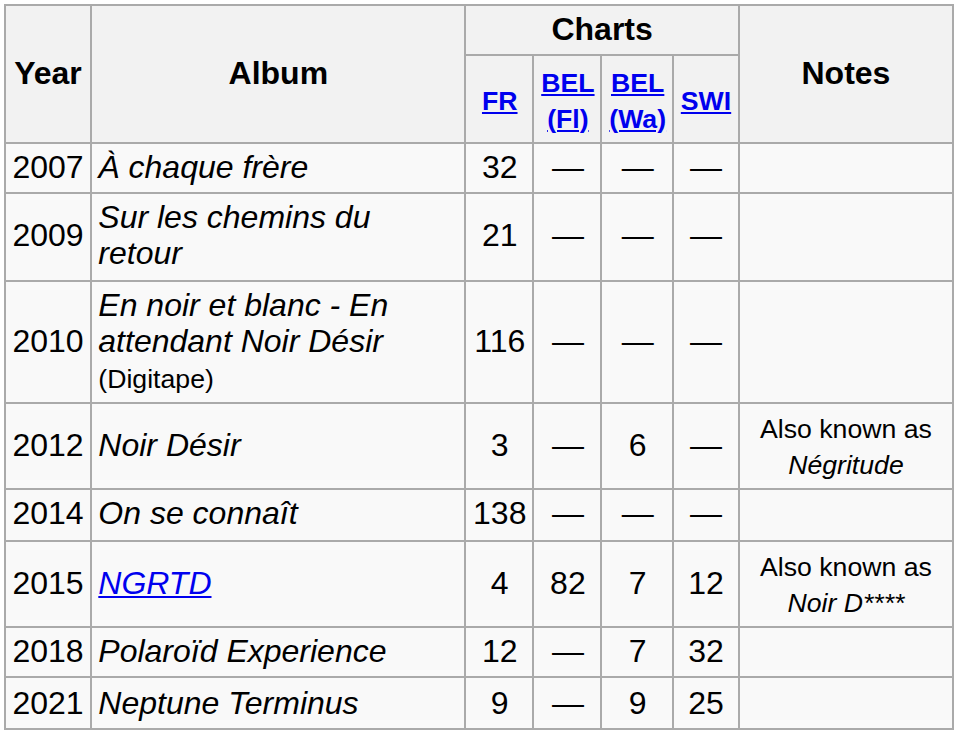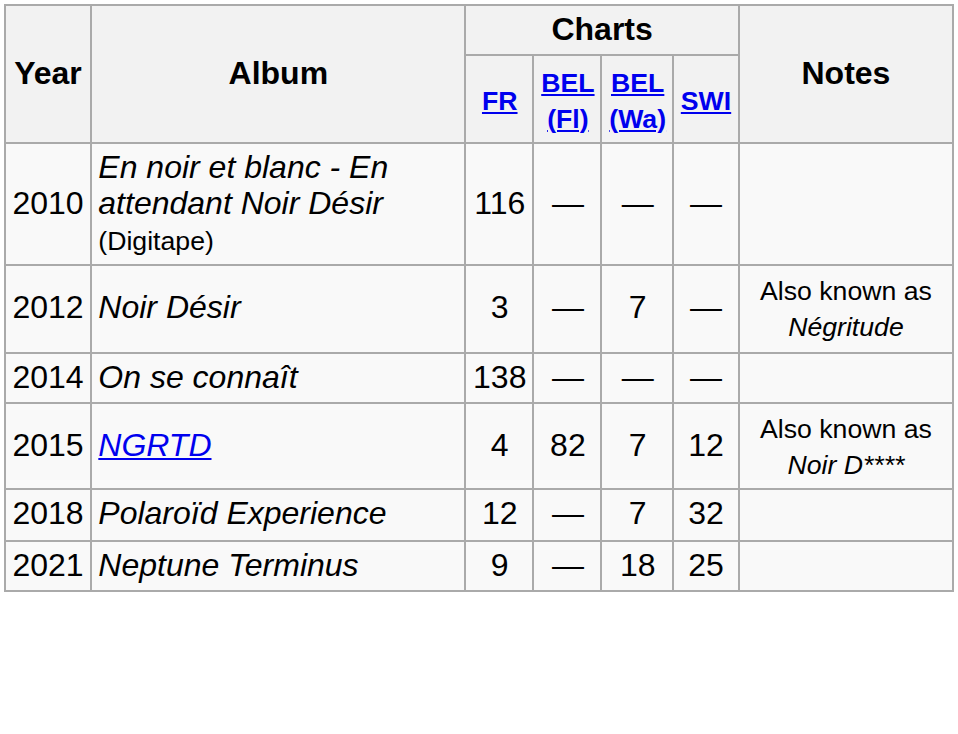- row: (203, 167)
- row: (234, 236)
(638, 445) 6 -> (638, 308) 7
(638, 702) 9 -> (638, 565) 18
